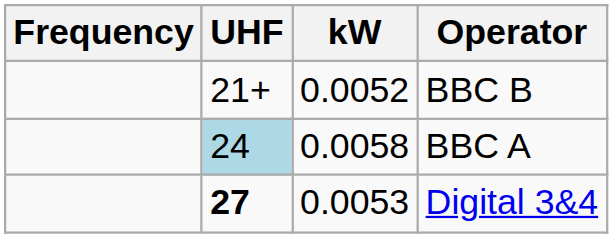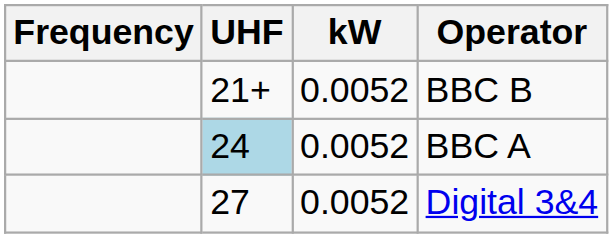(355, 145) 0.0058 -> (355, 145) 0.0052
(230, 202) bold -> (230, 202) normal
(355, 202) 0.0053 -> (355, 202) 0.0052
